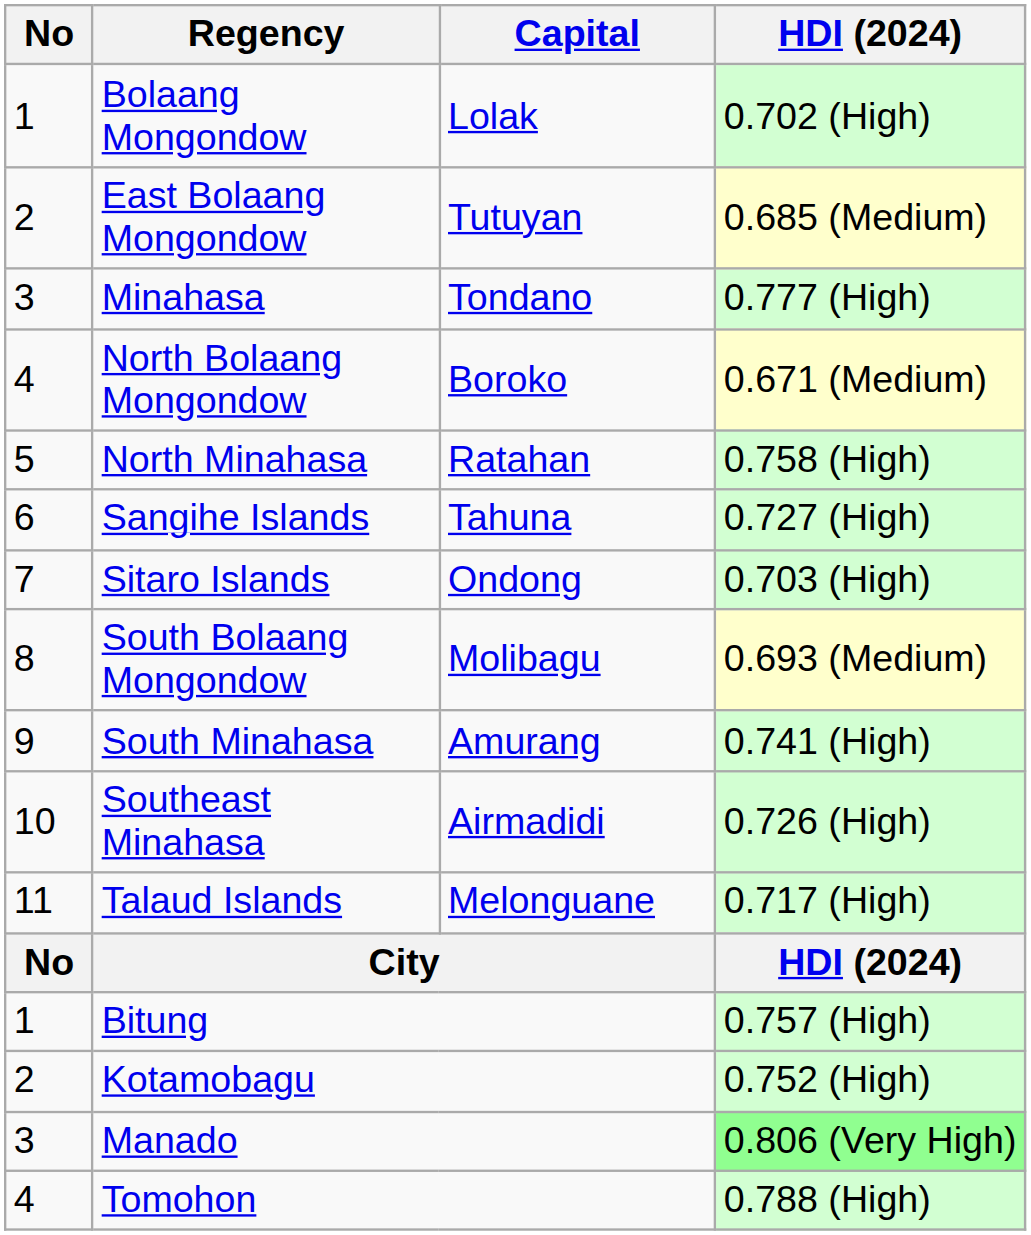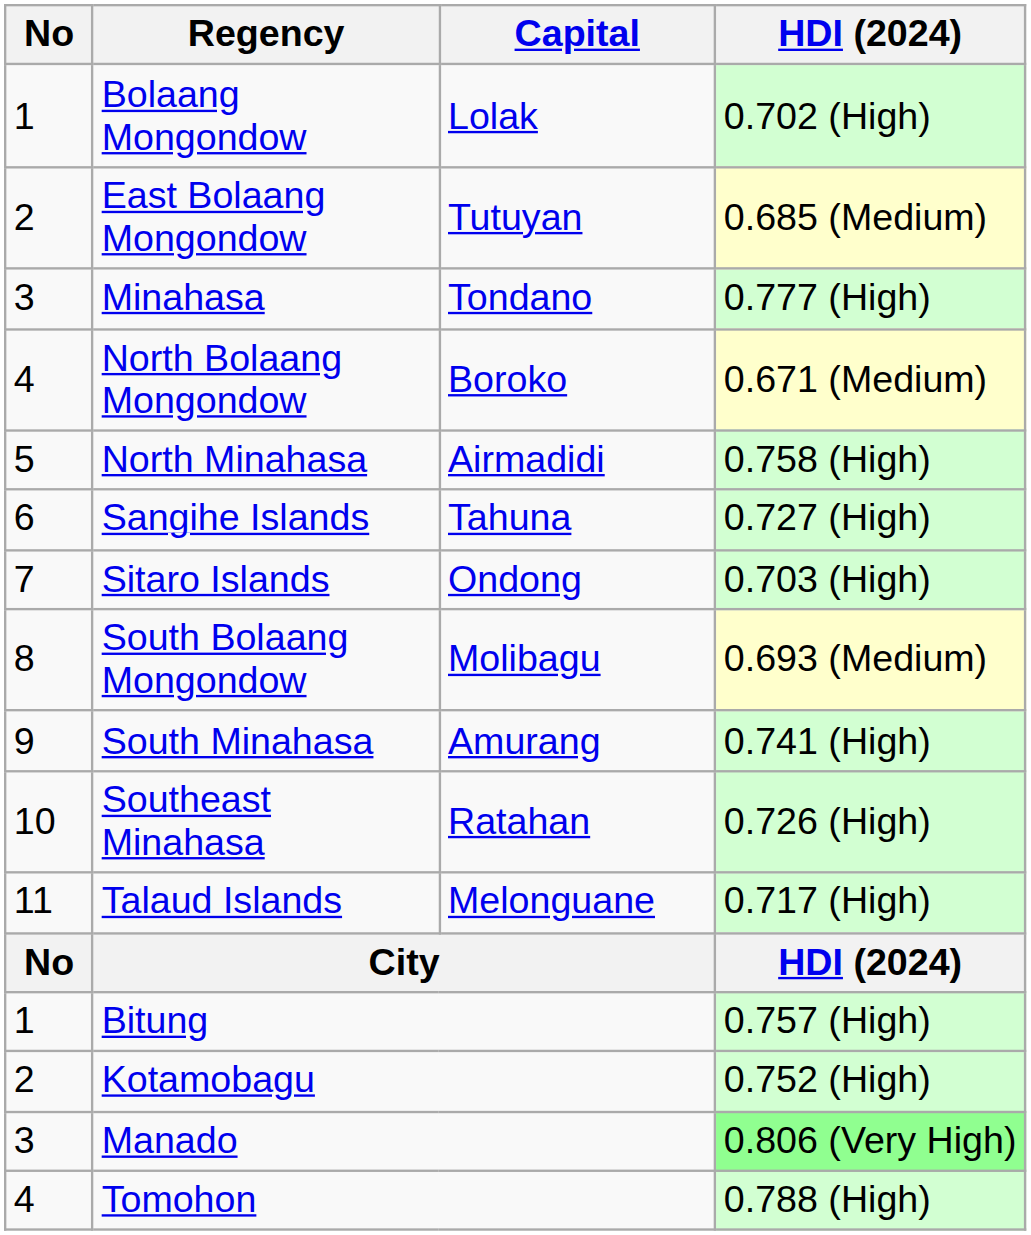(519, 459) Ratahan -> (526, 459) Airmadidi
(526, 820) Airmadidi -> (519, 820) Ratahan
